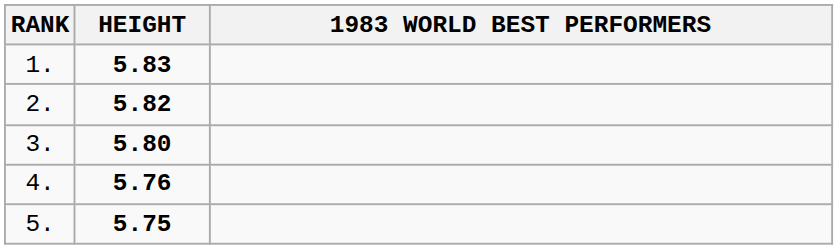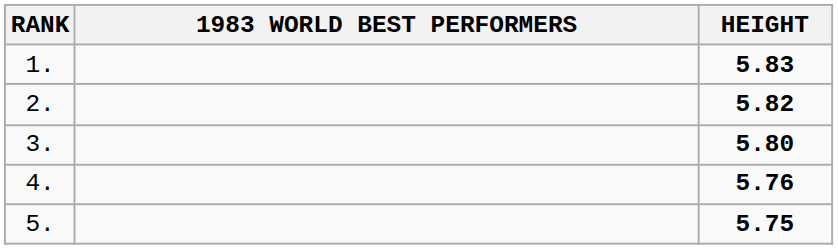columns swapped: (520, 25) <-> (142, 25)
